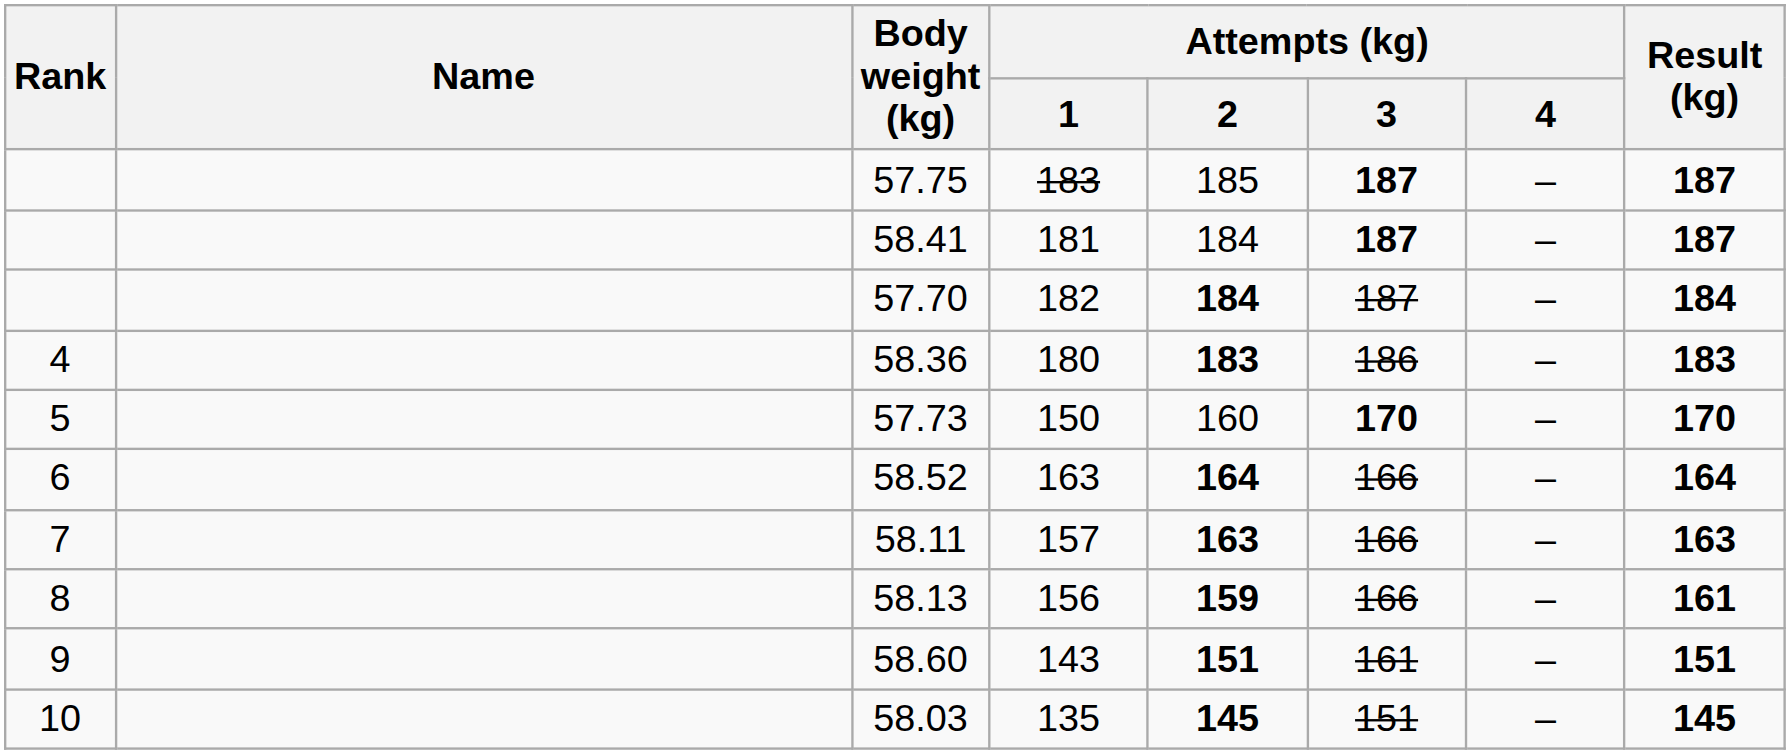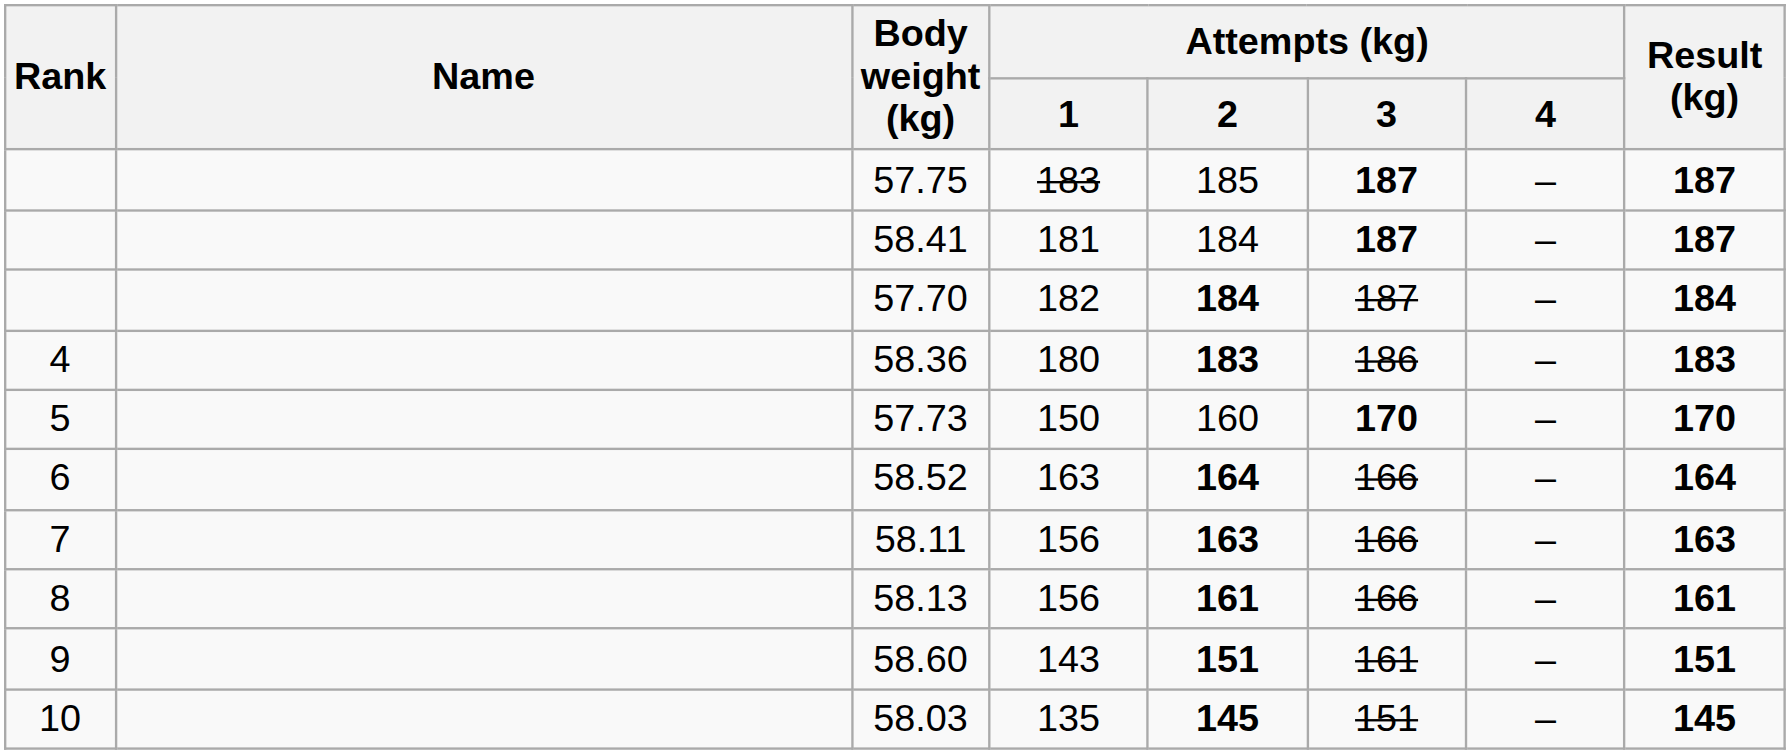(1069, 538) 157 -> (1069, 538) 156
(1228, 598) 159 -> (1228, 598) 161
